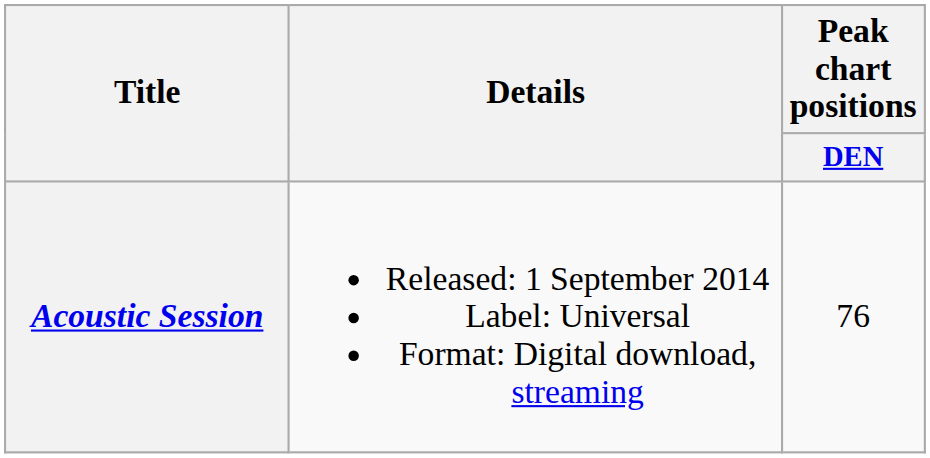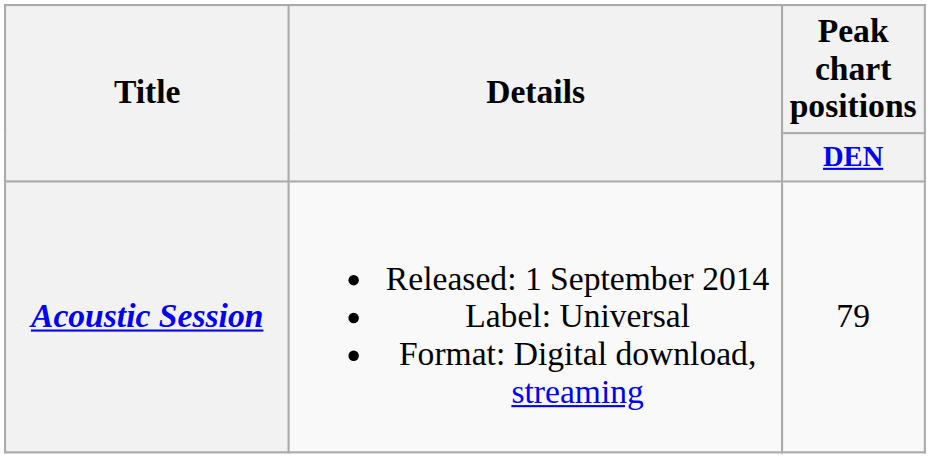(853, 316) 76 -> (853, 316) 79
